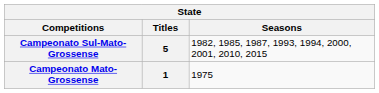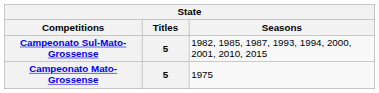(165, 75) 1 -> (165, 75) 5
